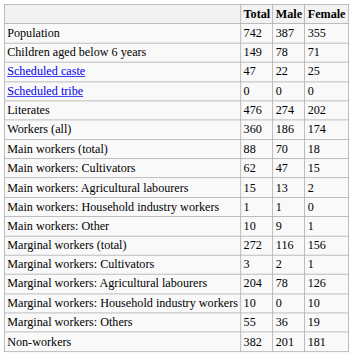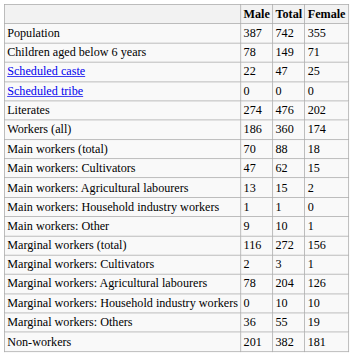columns swapped: (257, 14) <-> (289, 14)
